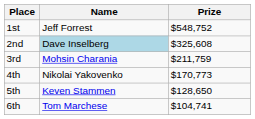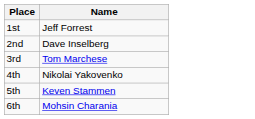- column: (209, 12)
(76, 43) lightblue background -> (76, 43) no background
(80, 59) Mohsin Charania -> (75, 59) Tom Marchese
(75, 106) Tom Marchese -> (80, 106) Mohsin Charania
